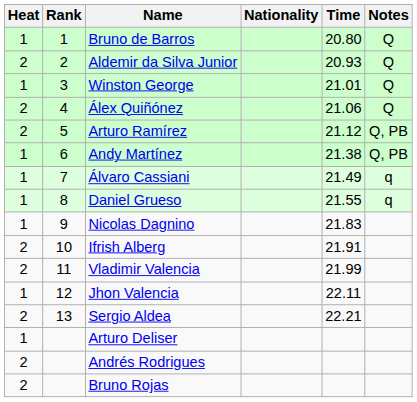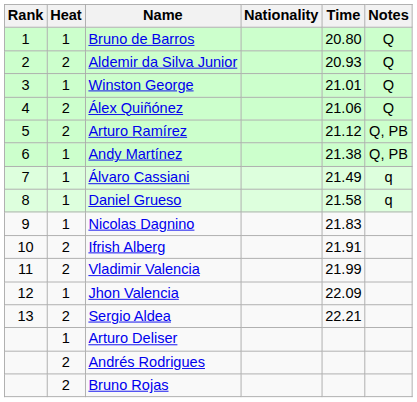columns swapped: (64, 16) <-> (24, 16)
(343, 200) 21.55 -> (343, 200) 21.58
(343, 293) 22.11 -> (343, 293) 22.09
